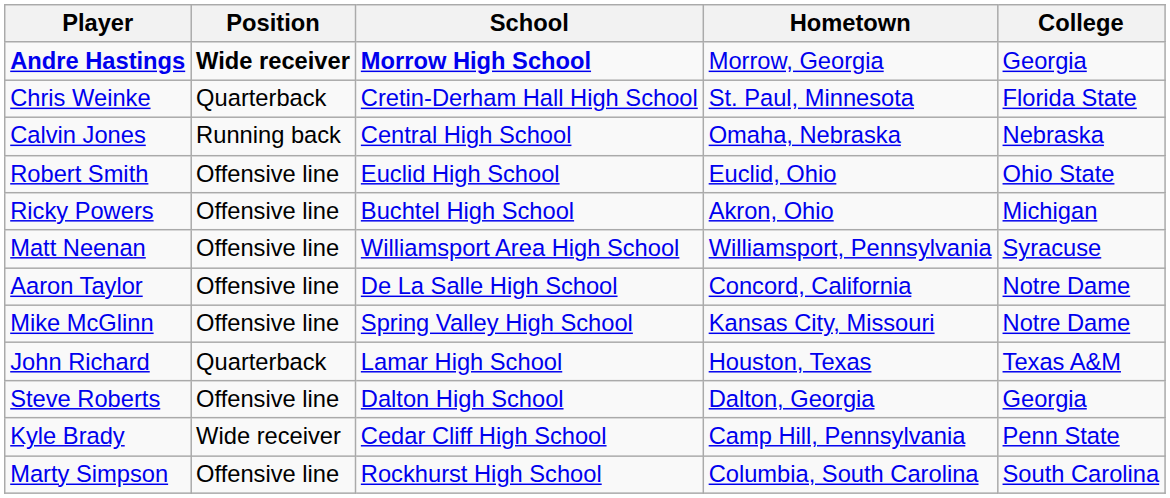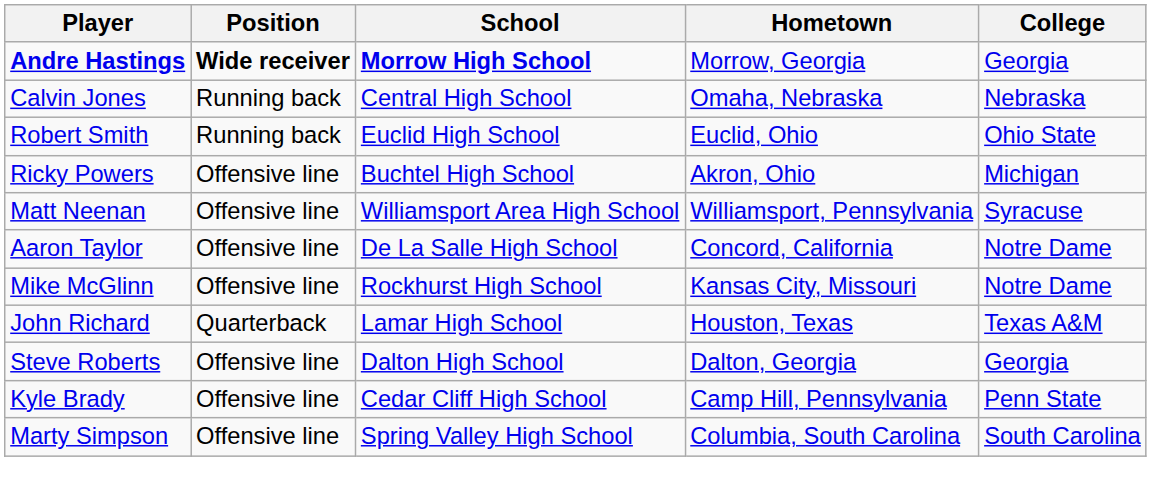- row: (80, 98)
(268, 173) Offensive line -> (269, 135) Running back
(497, 323) Spring Valley High School -> (481, 286) Rockhurst High School
(269, 436) Wide receiver -> (268, 398) Offensive line
(481, 473) Rockhurst High School -> (497, 436) Spring Valley High School
